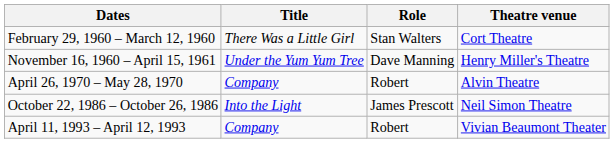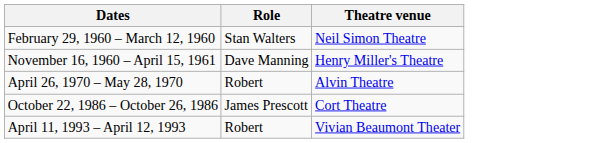- column: (294, 15)
(497, 37) Cort Theatre -> (371, 37) Neil Simon Theatre
(516, 104) Neil Simon Theatre -> (351, 104) Cort Theatre
